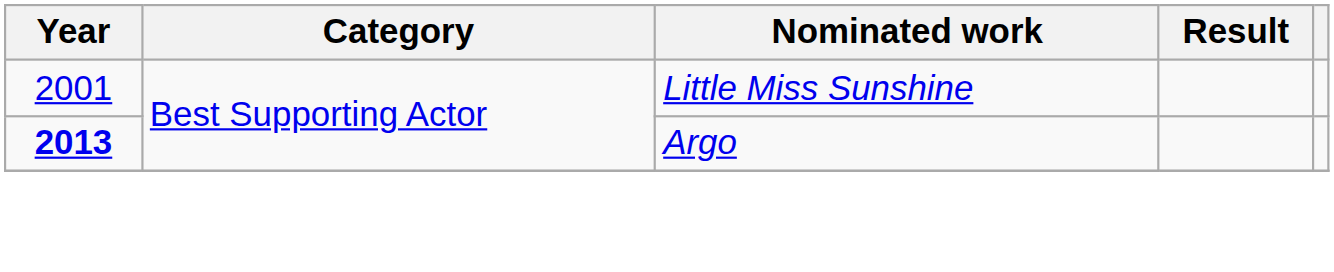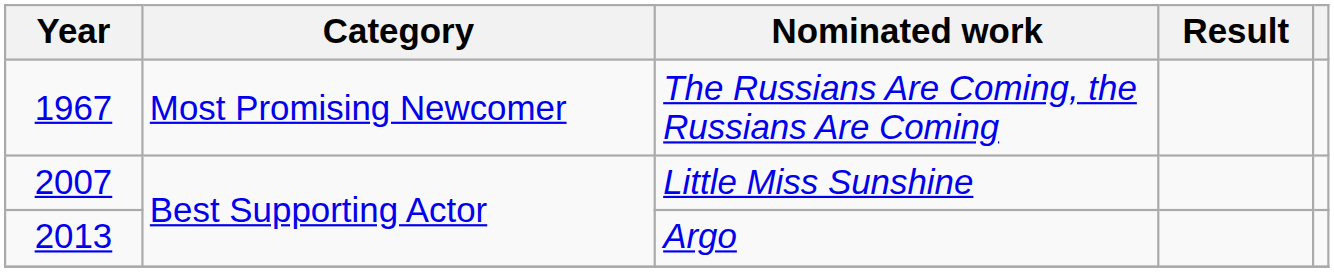+ row: (900, 107)
(73, 87) 2001 -> (73, 182) 2007
(73, 142) bold -> (73, 237) normal
